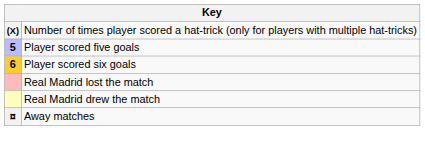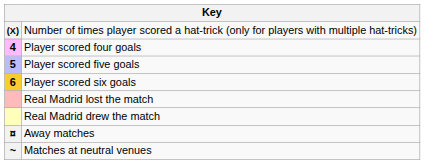+ row: (83, 47)
+ row: (88, 151)
